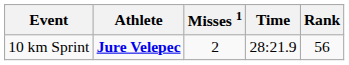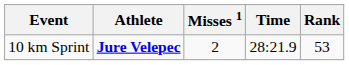(322, 47) 56 -> (322, 47) 53
